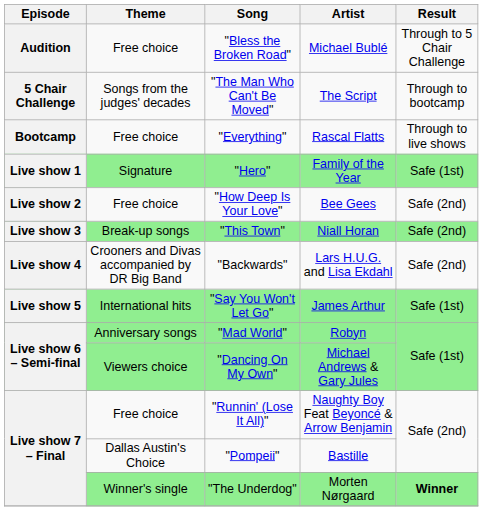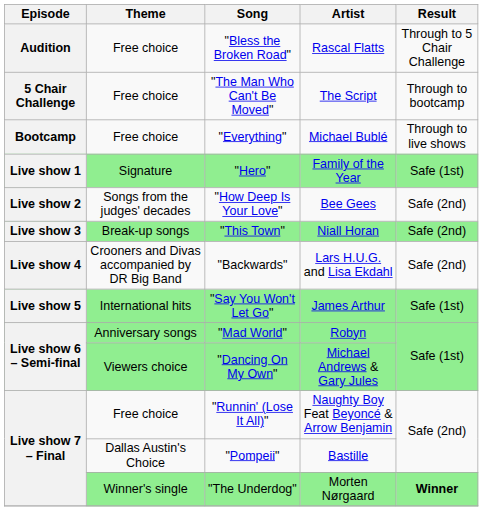(348, 48) Michael Bublé -> (348, 48) Rascal Flatts
(146, 96) Songs from the judges' decades -> (146, 96) Free choice
(348, 136) Rascal Flatts -> (348, 136) Michael Bublé
(146, 204) Free choice -> (146, 204) Songs from the judges' decades
